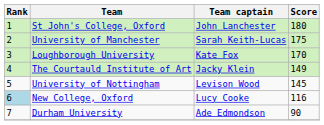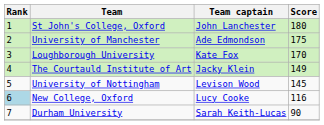(241, 40) Sarah Keith-Lucas -> (230, 40) Ade Edmondson
(230, 112) Ade Edmondson -> (241, 112) Sarah Keith-Lucas
